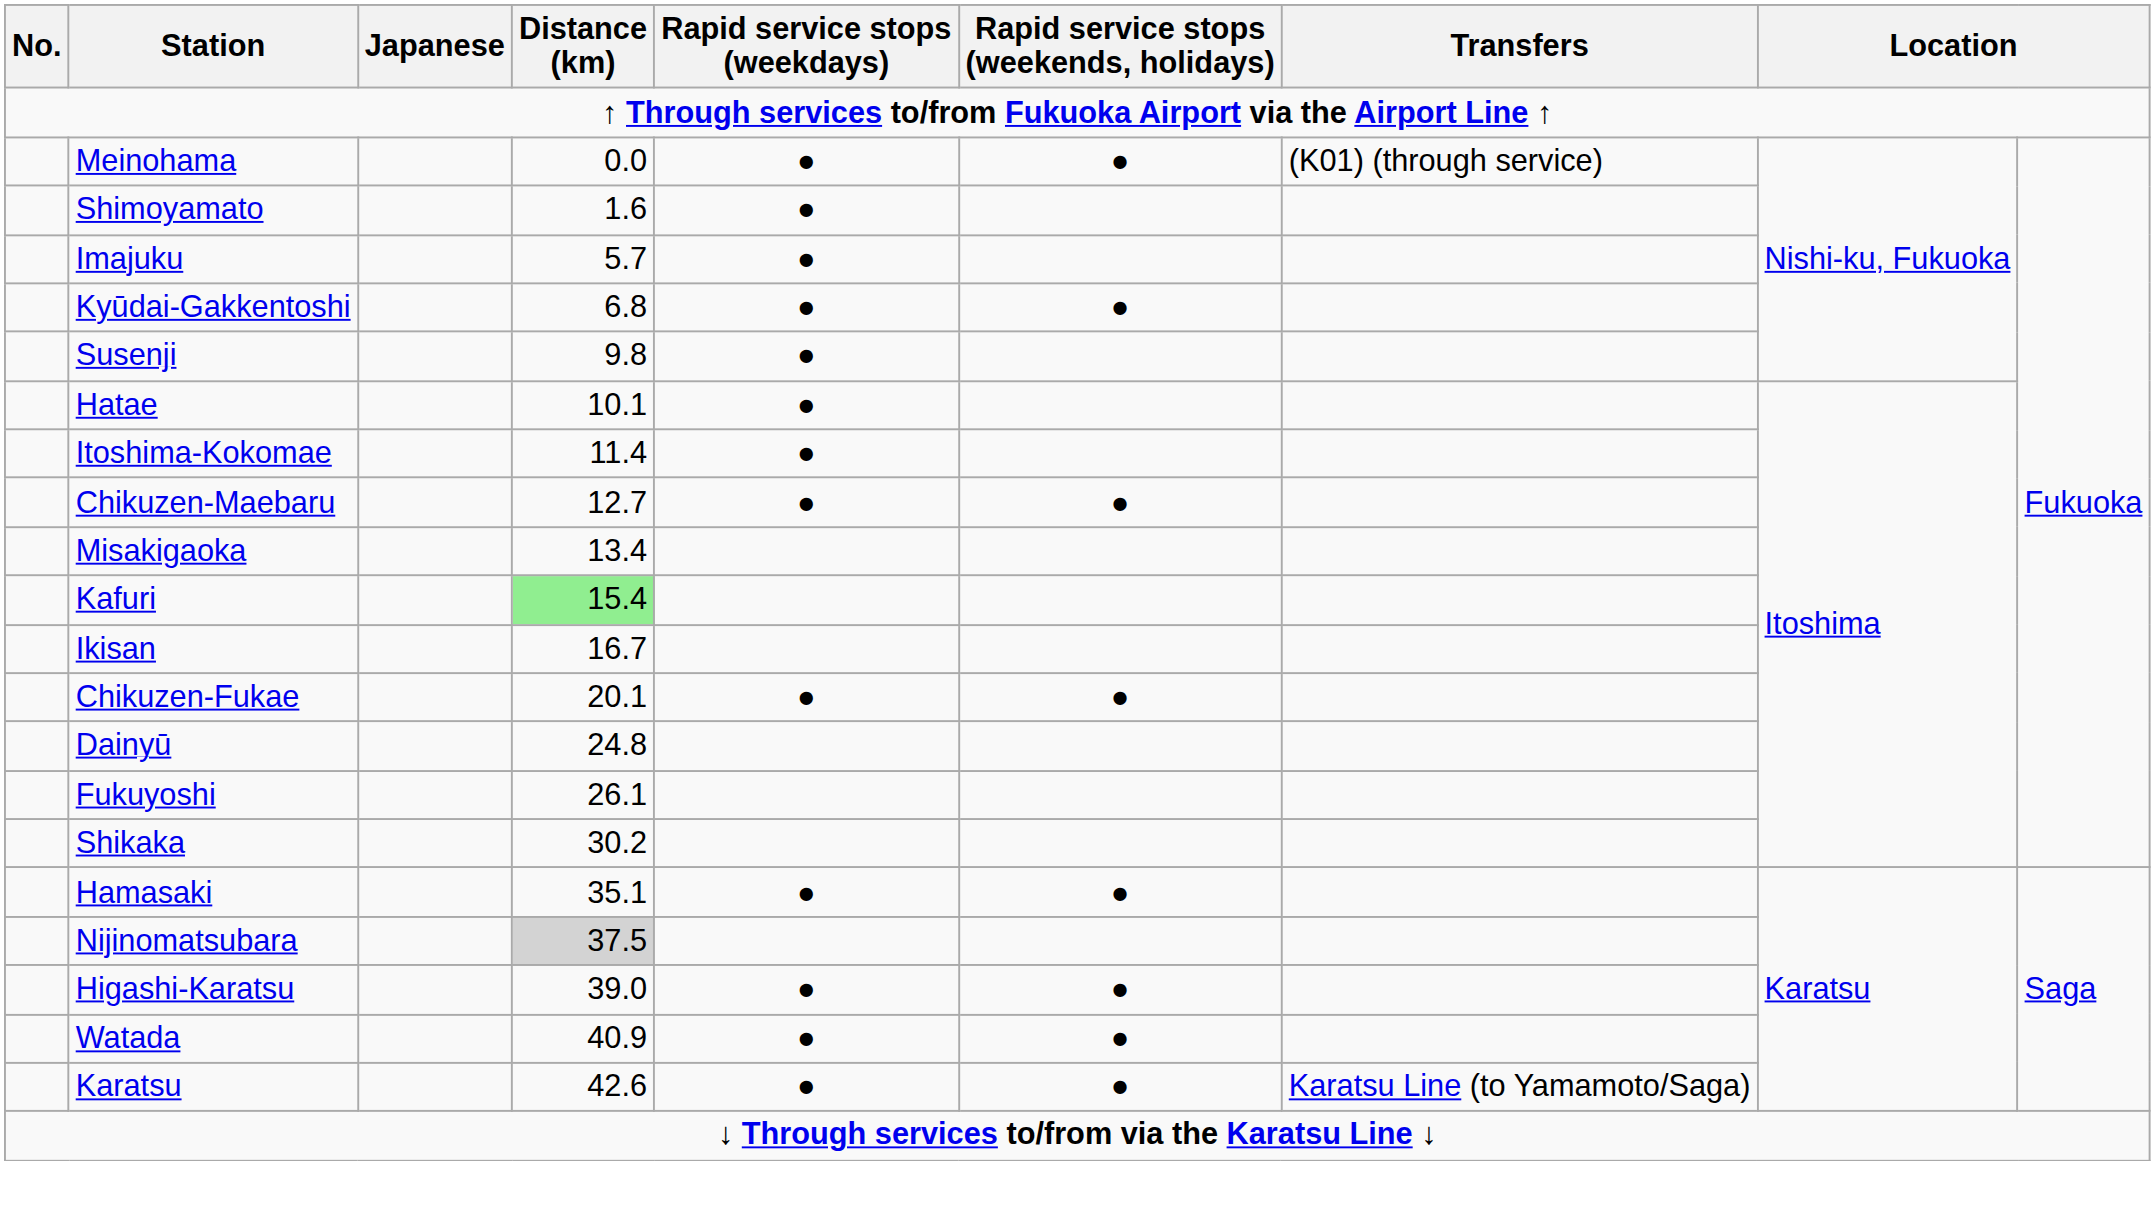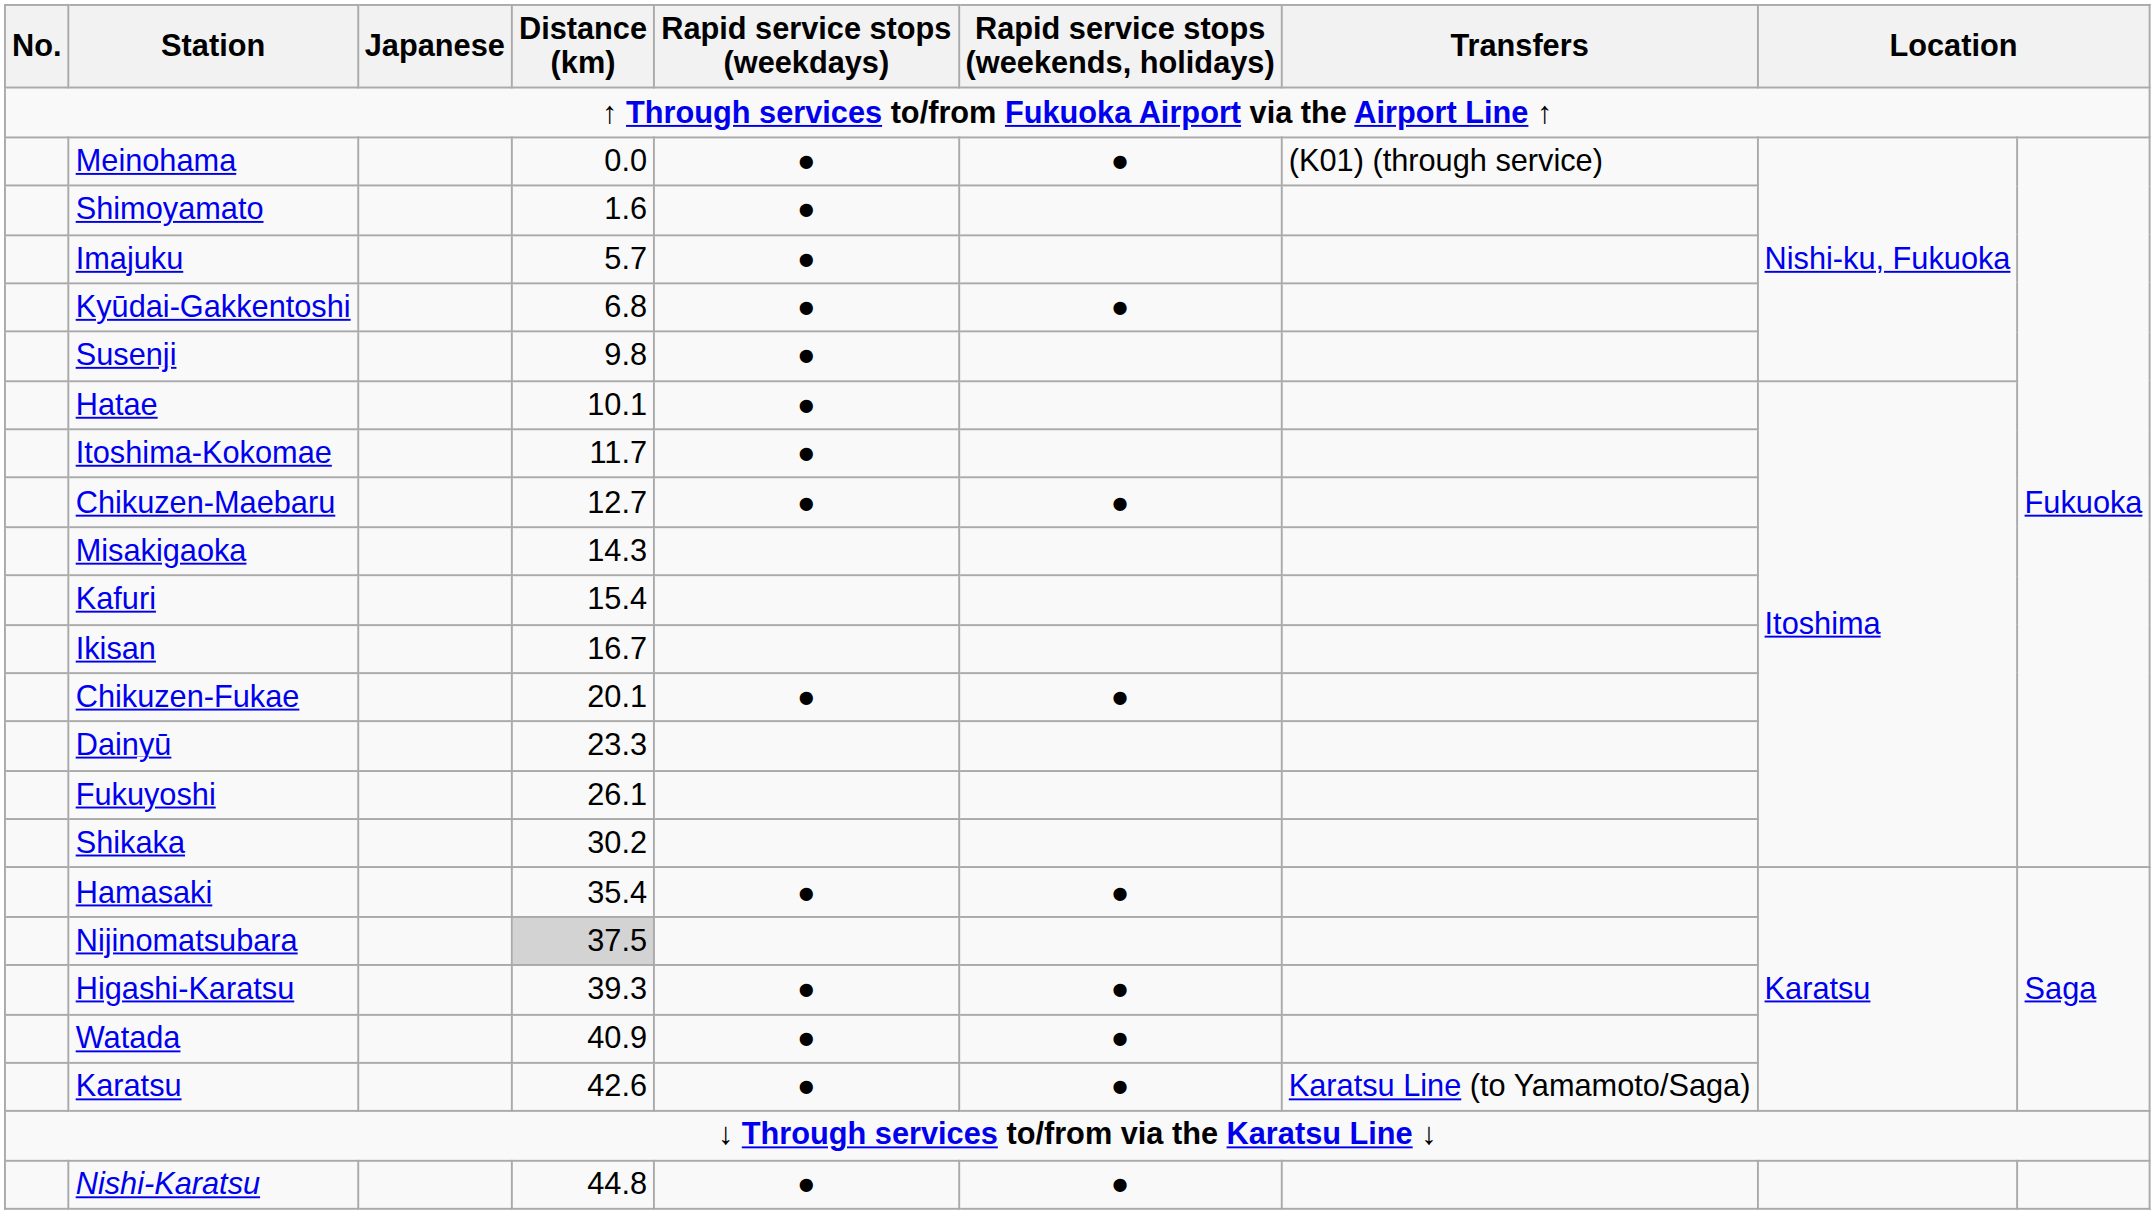(618, 453) 11.4 -> (618, 453) 11.7
(617, 550) 13.4 -> (617, 550) 14.3
(617, 599) lightgreen background -> (617, 599) no background
(617, 745) 24.8 -> (617, 745) 23.3
(617, 891) 35.1 -> (617, 891) 35.4
(617, 989) 39.0 -> (617, 989) 39.3
+ row: (168, 1183)
